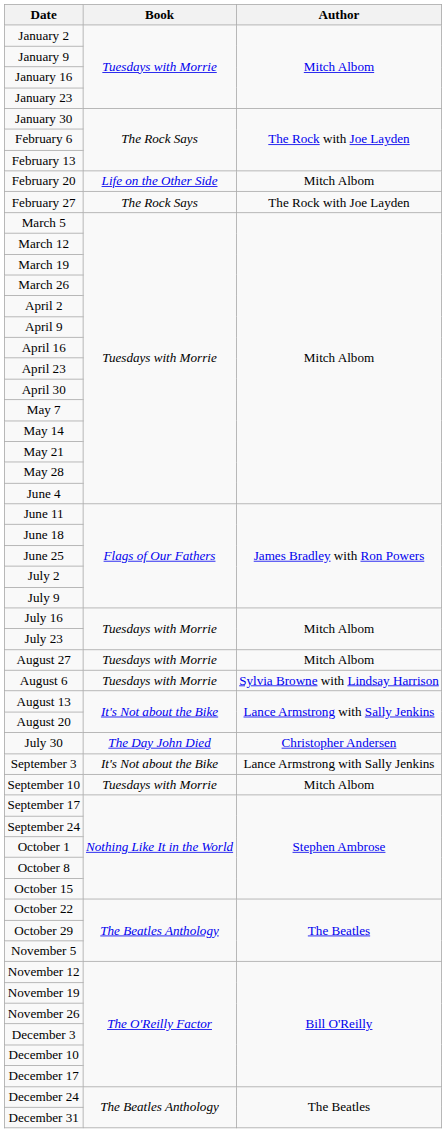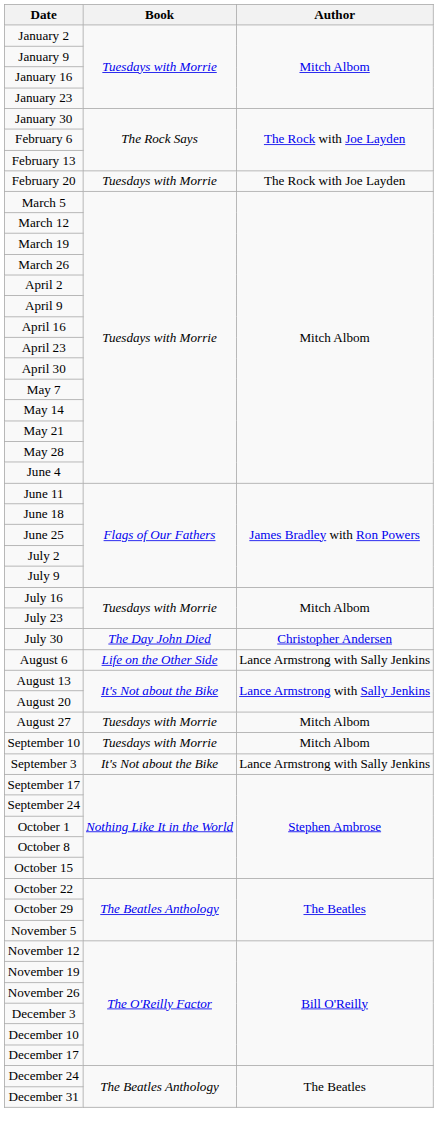(160, 181) Life on the Other Side -> (160, 181) Tuesdays with Morrie
(339, 181) Mitch Albom -> (335, 181) The Rock with Joe Layden
- row: (44, 202)
rows swapped: (44, 743) <-> (44, 659)
(160, 680) Tuesdays with Morrie -> (160, 659) Life on the Other Side
(339, 680) Sylvia Browne with Lindsay Harrison -> (335, 659) Lance Armstrong with Sally Jenkins
rows swapped: (44, 763) <-> (44, 784)
